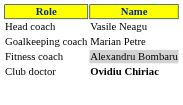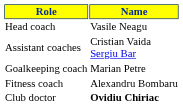+ row: (43, 48)
(134, 56) lightgrey background -> (134, 83) no background
